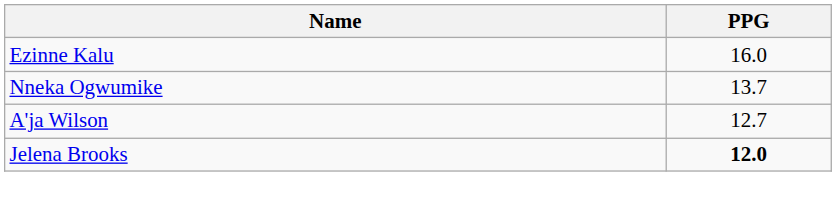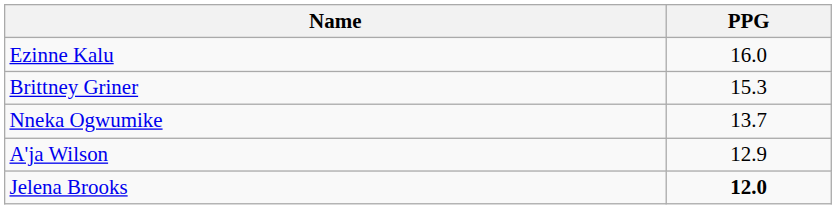+ row: (74, 87)
(749, 120) 12.7 -> (749, 154) 12.9
